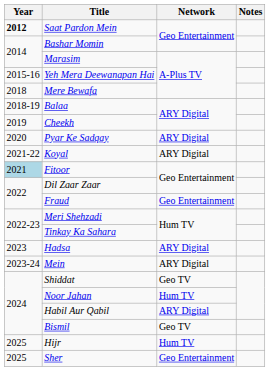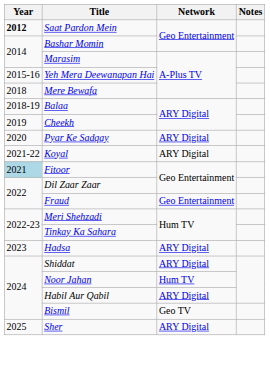- row: (54, 264)
(175, 279) Geo TV -> (184, 264) ARY Digital
- row: (53, 342)
(197, 358) Geo Entertainment -> (184, 327) ARY Digital
